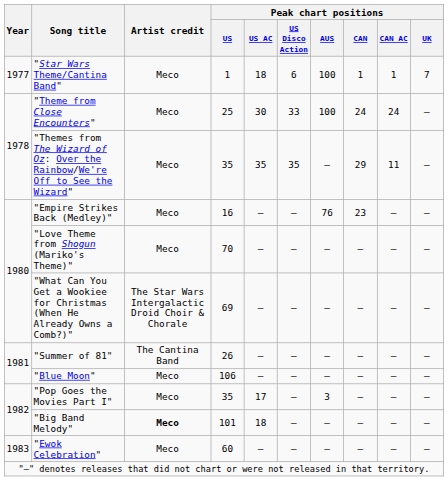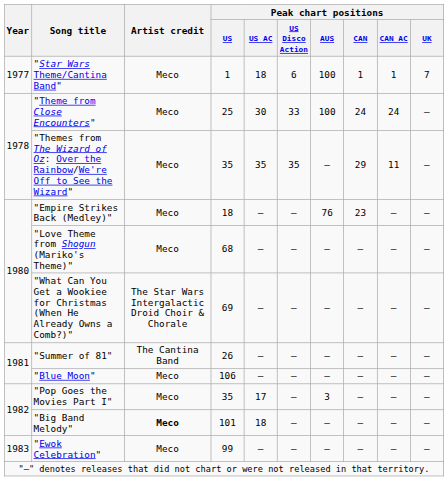(227, 212) 16 -> (227, 212) 18
(227, 249) 70 -> (227, 249) 68
(227, 449) 60 -> (227, 449) 99
